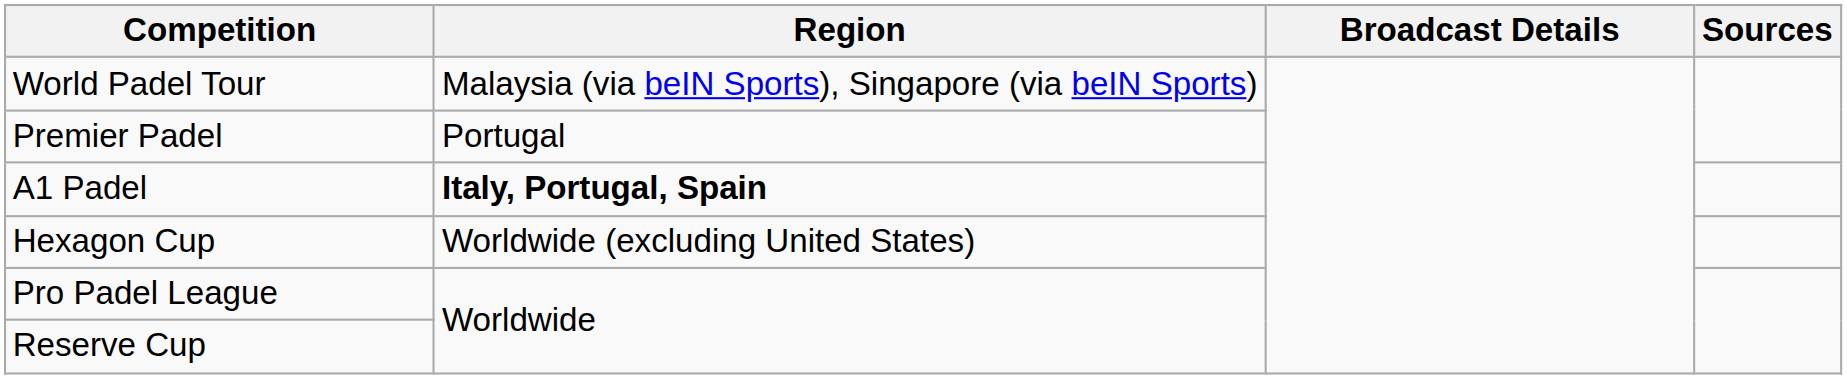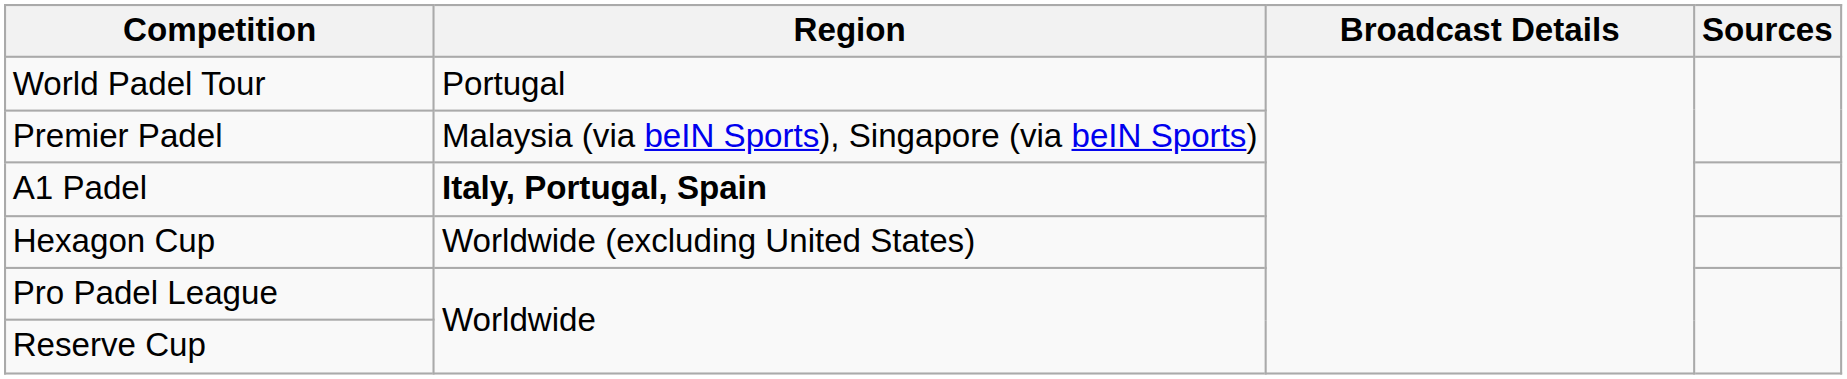(850, 83) Malaysia (via beIN Sports), Singapore (via beIN Sports) -> (504, 83) Portugal
(504, 135) Portugal -> (850, 135) Malaysia (via beIN Sports), Singapore (via beIN Sports)
